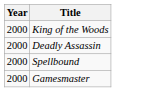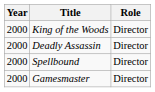+ column: (131, 12)
